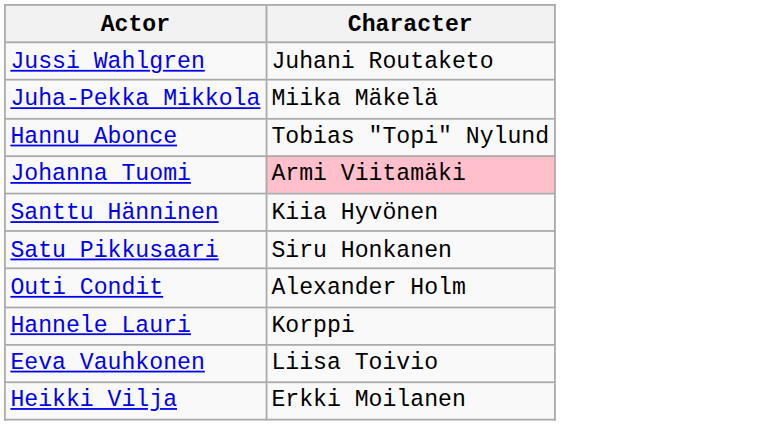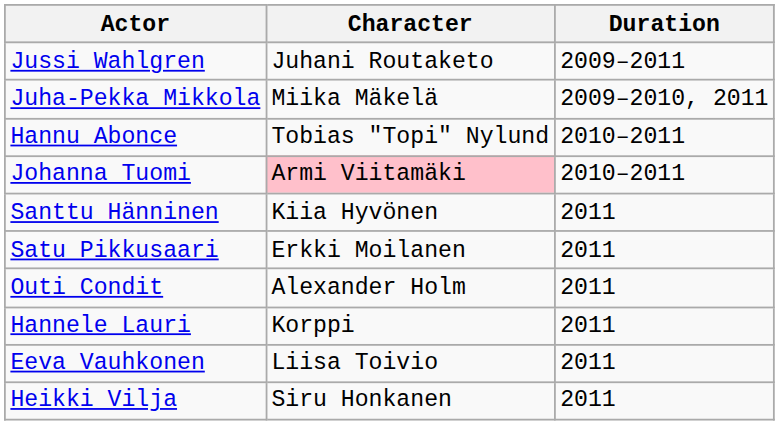+ column: (664, 24)
(362, 250) Siru Honkanen -> (369, 250) Erkki Moilanen
(369, 401) Erkki Moilanen -> (362, 401) Siru Honkanen
